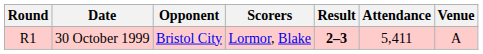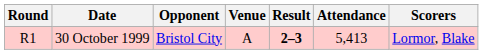columns swapped: (456, 15) <-> (270, 15)
(397, 37) 5,411 -> (351, 37) 5,413
